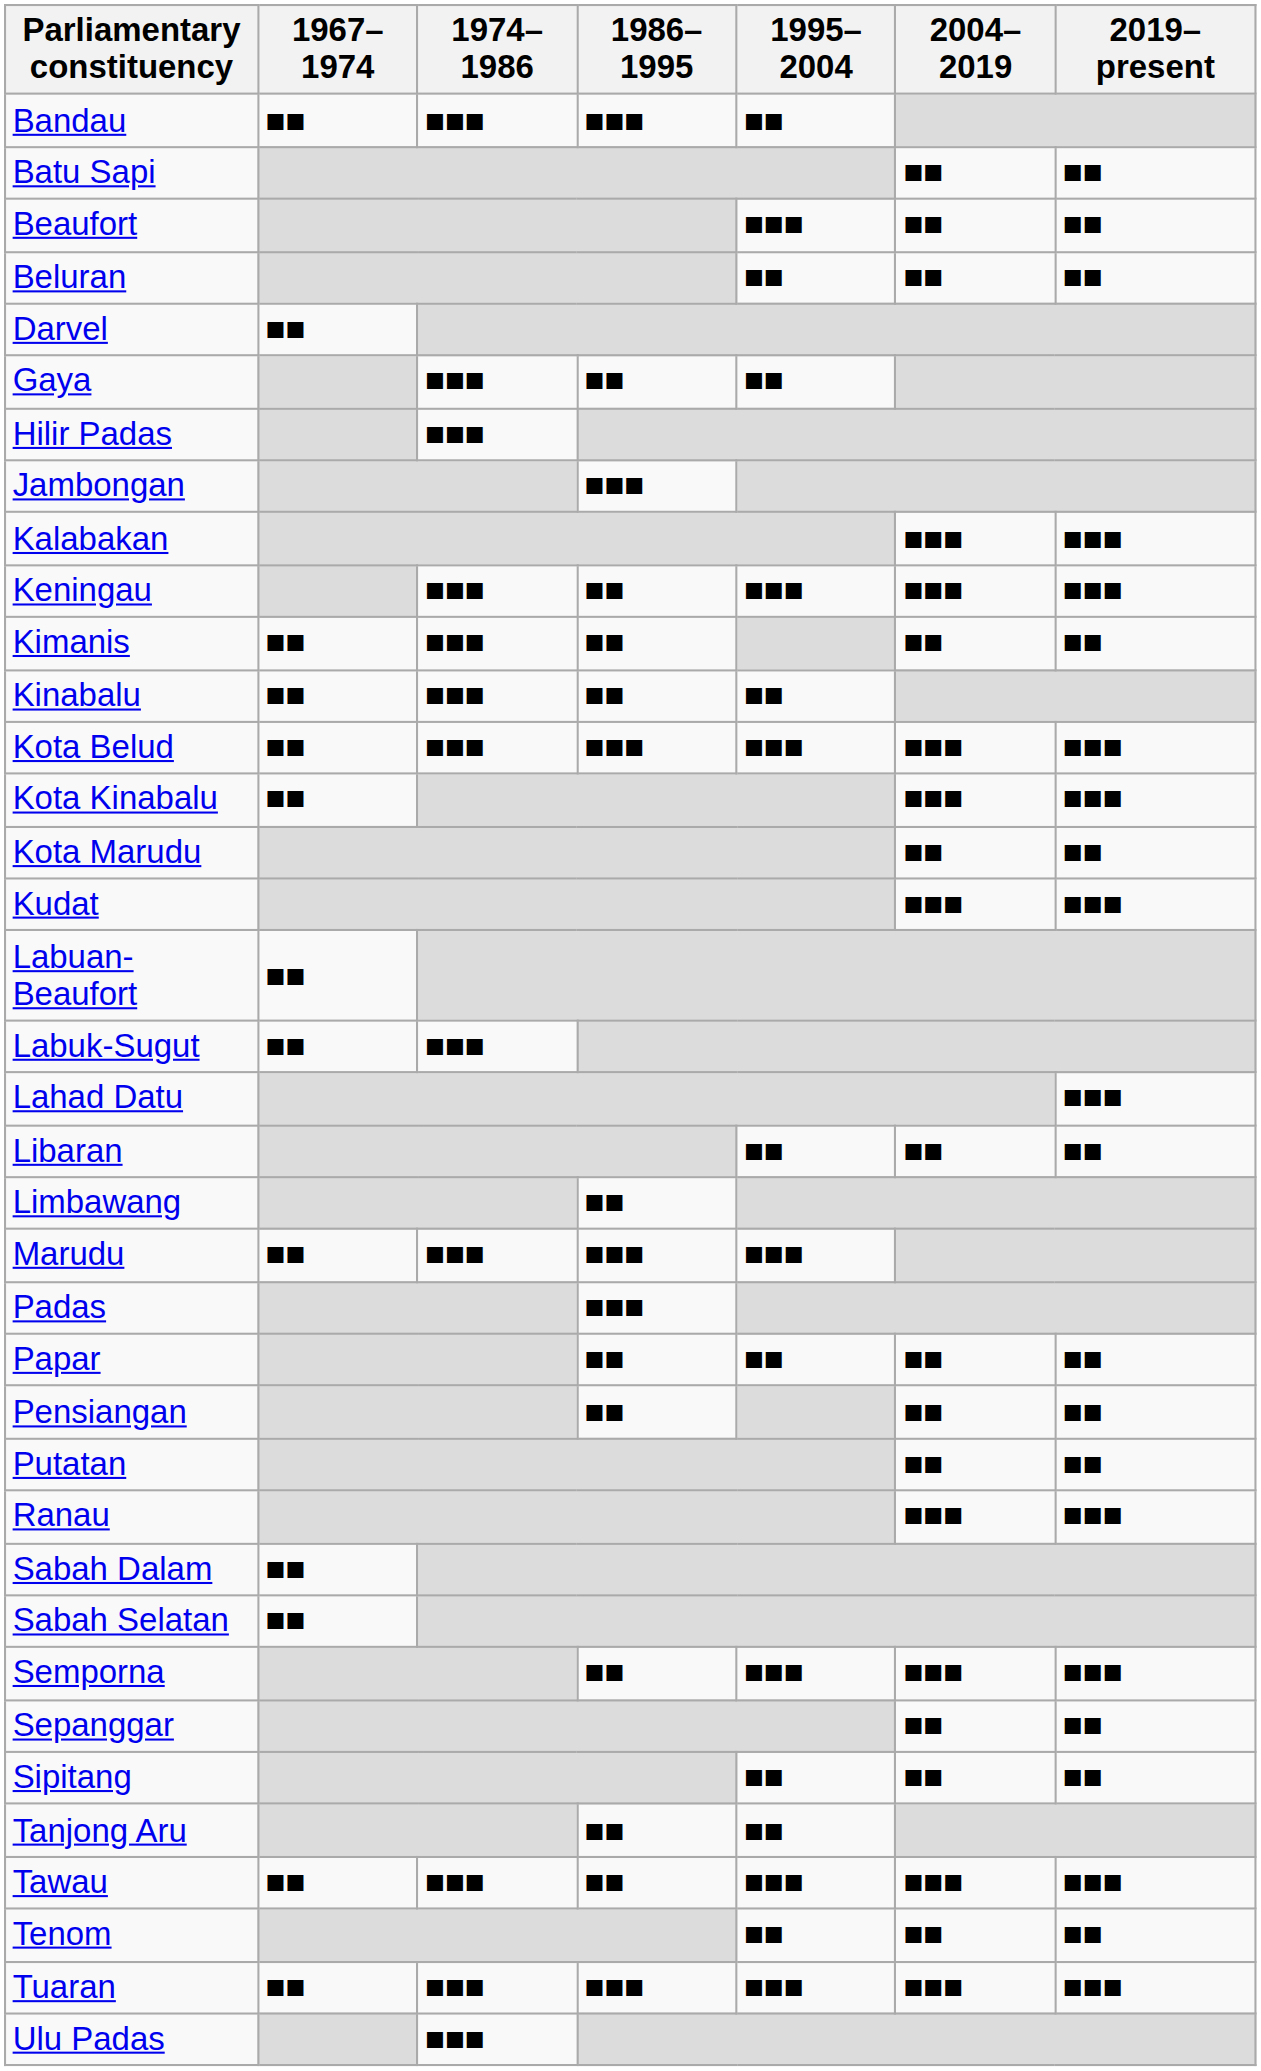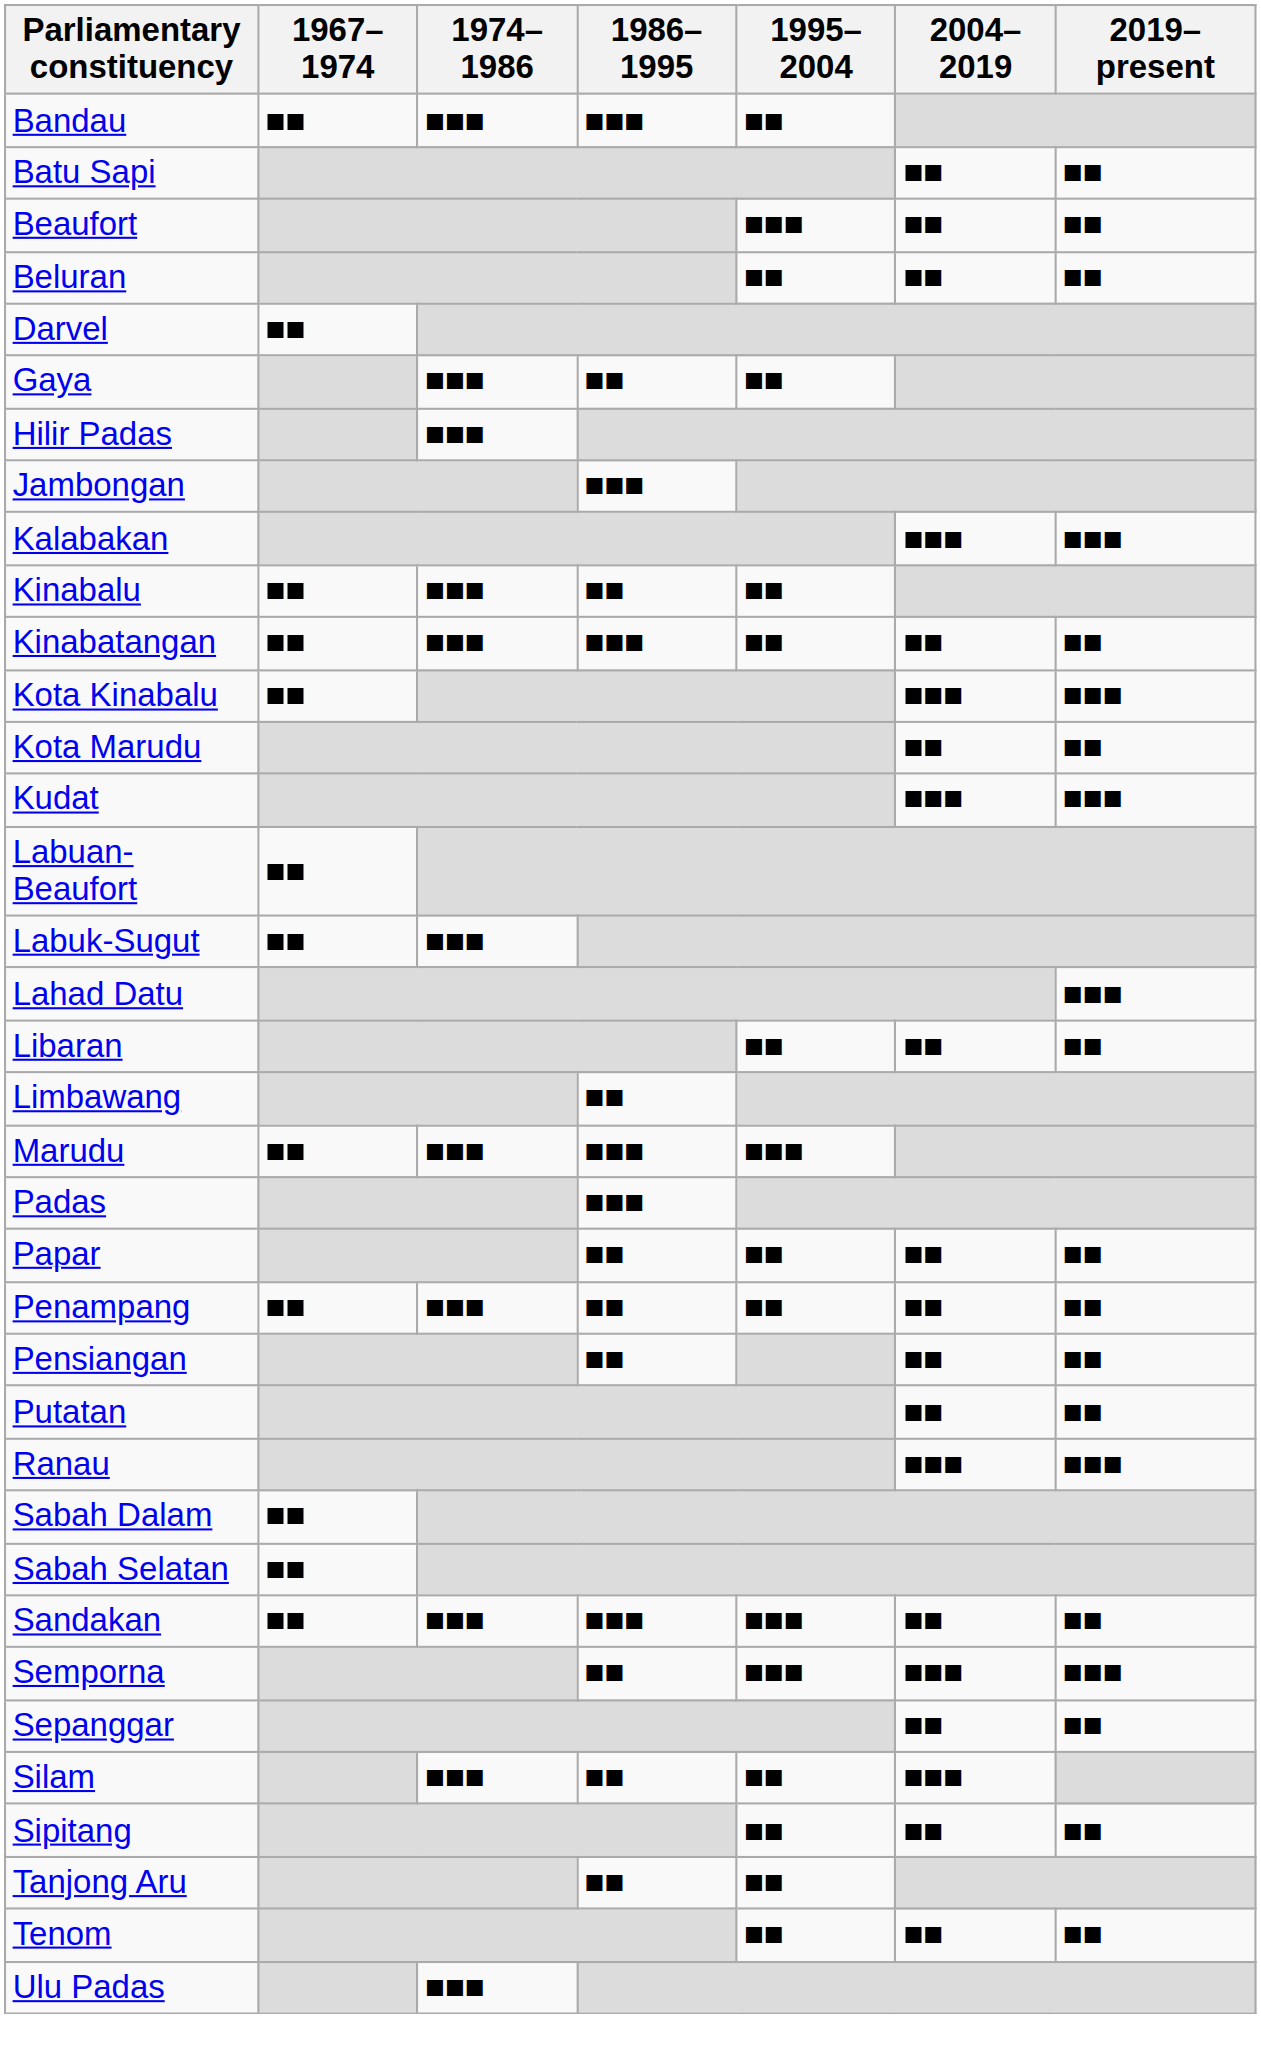- row: (82, 590)
- row: (71, 642)
+ row: (114, 642)
- row: (93, 747)
+ row: (102, 1307)
+ row: (87, 1620)
+ row: (54, 1777)
- row: (60, 1882)
- row: (64, 1986)
